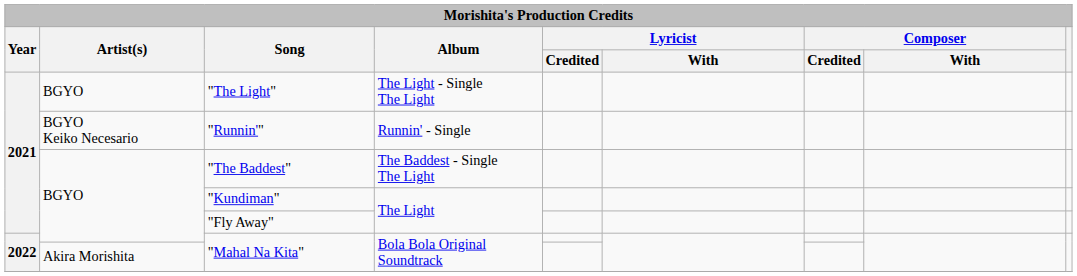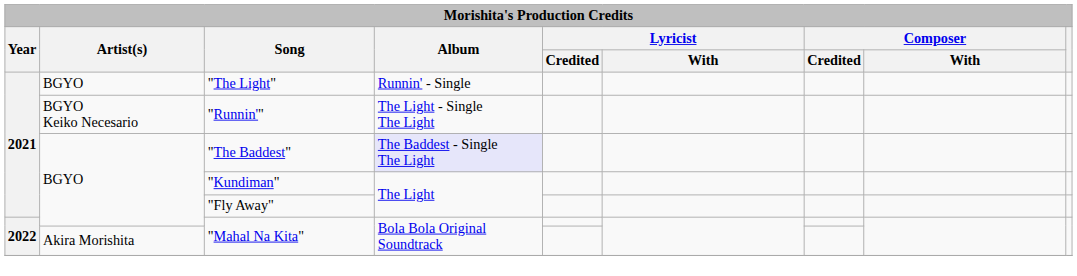(430, 91) The Light - Single The Light -> (424, 83) Runnin' - Single
(424, 130) Runnin' - Single -> (430, 114) The Light - Single The Light
(438, 168) no background -> (438, 152) lavender background
